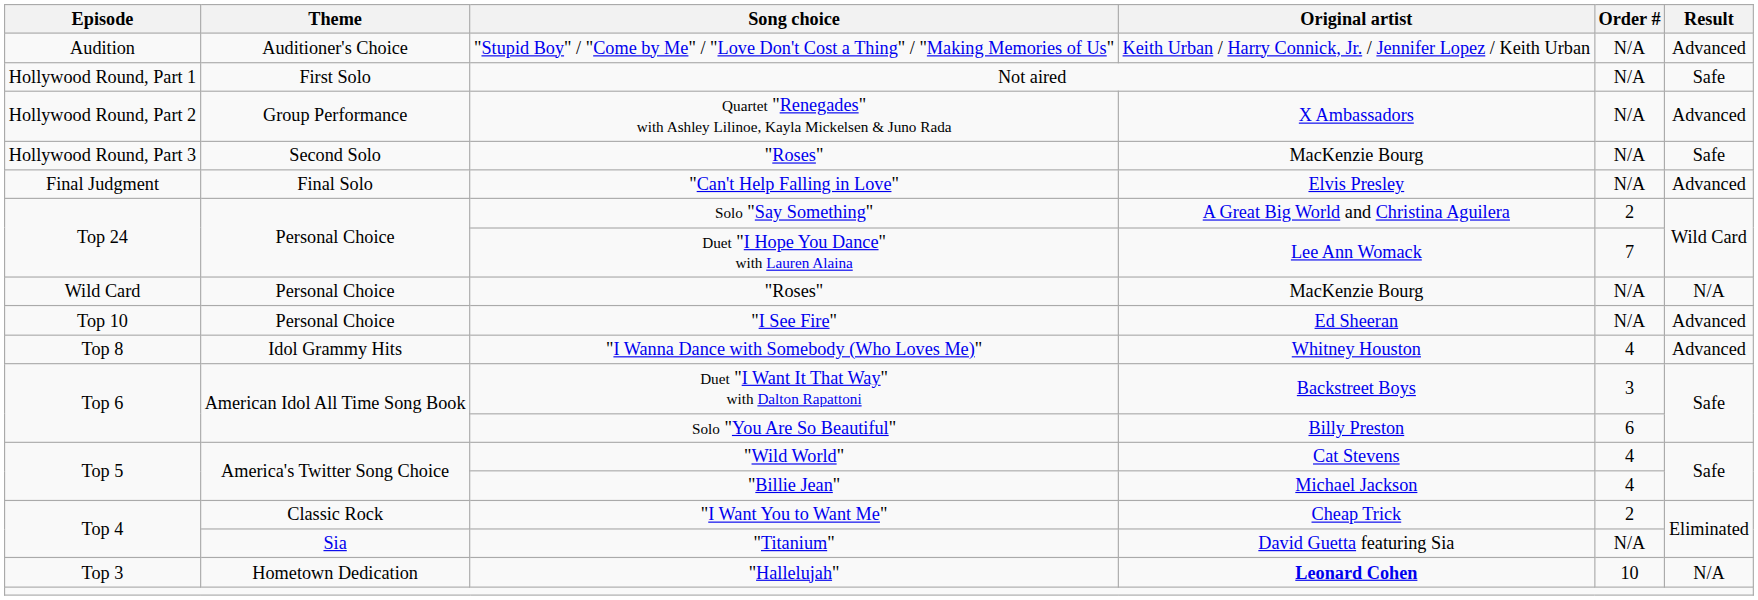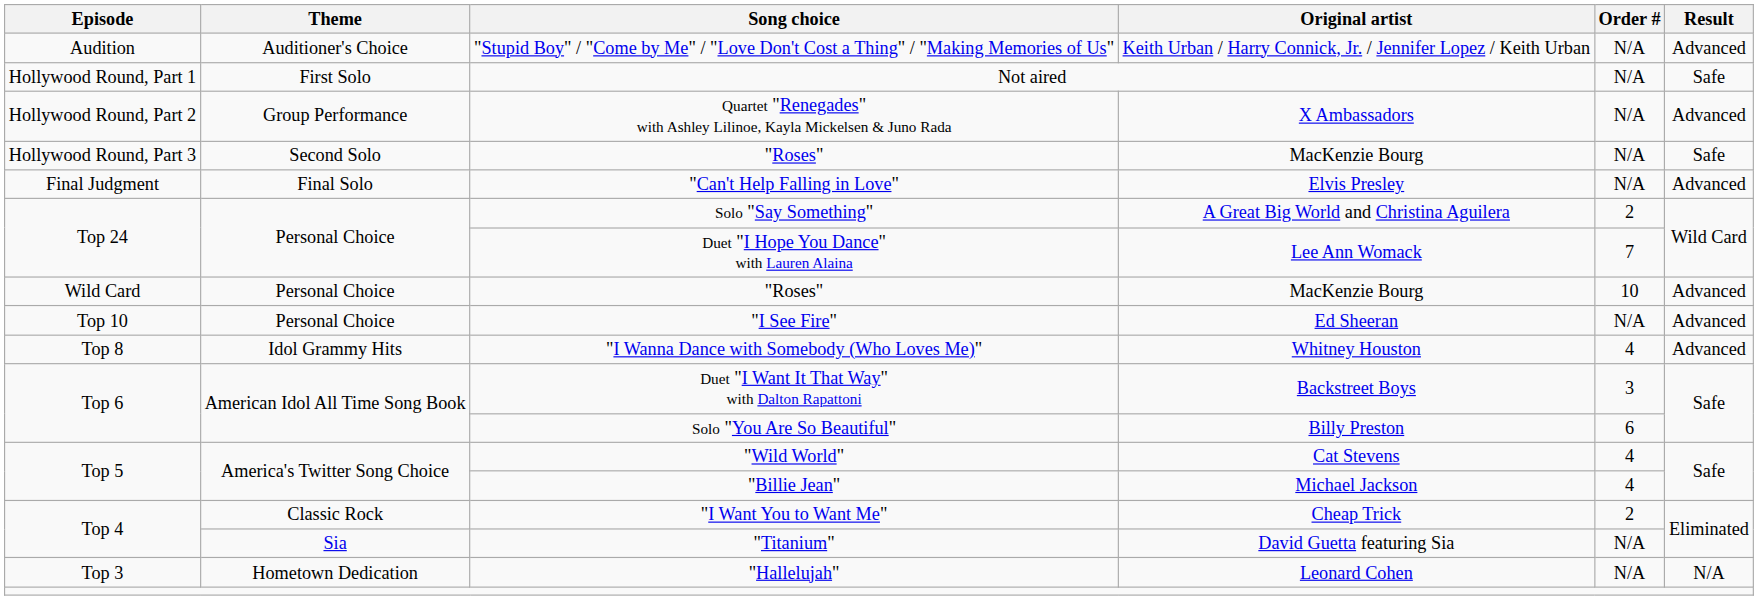(1630, 291) N/A -> (1630, 291) 10
(1709, 291) N/A -> (1709, 291) Advanced
(1356, 572) bold -> (1356, 572) normal
(1630, 572) 10 -> (1630, 572) N/A
